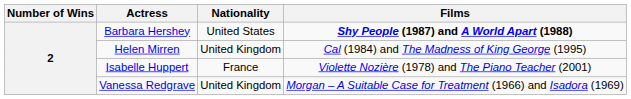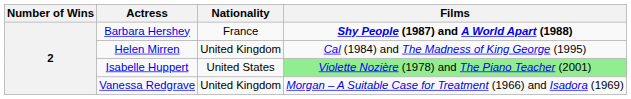(241, 31) United States -> (241, 31) France
(241, 67) France -> (241, 67) United States
(455, 67) no background -> (455, 67) lightgreen background
